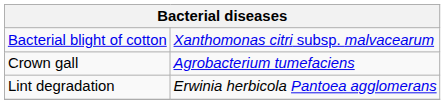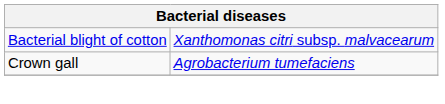- row: (61, 87)
